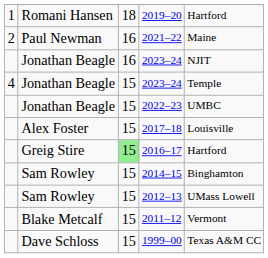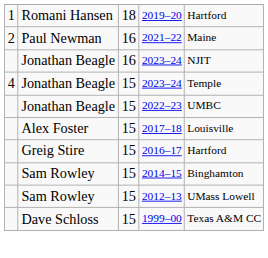(129, 151) lightgreen background -> (129, 151) no background
- row: (11, 219)
